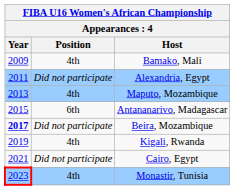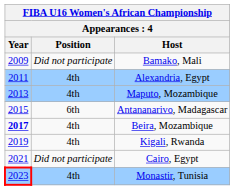(73, 61) 4th -> (73, 61) Did not participate
(73, 77) Did not participate -> (73, 77) 4th
(73, 126) Did not participate -> (73, 126) 4th
